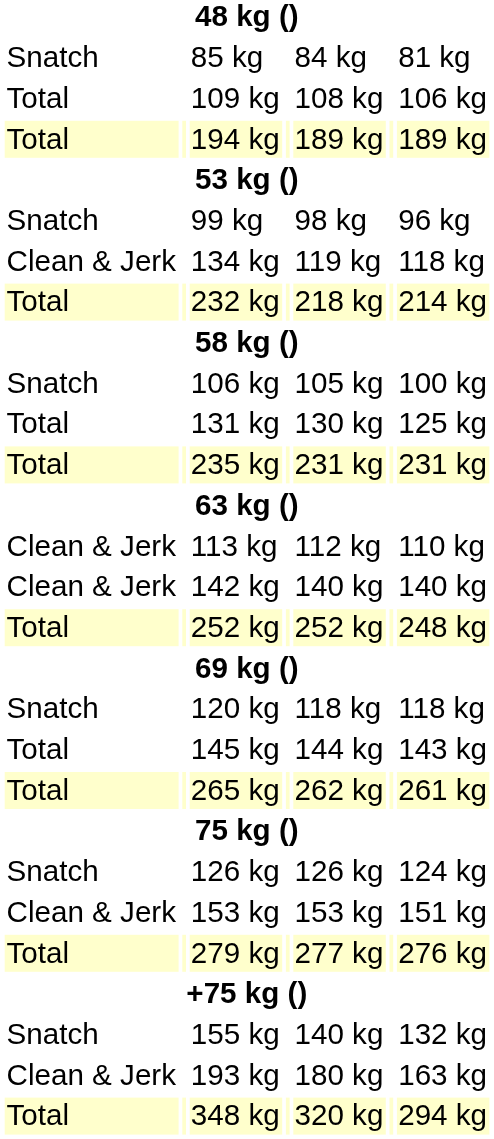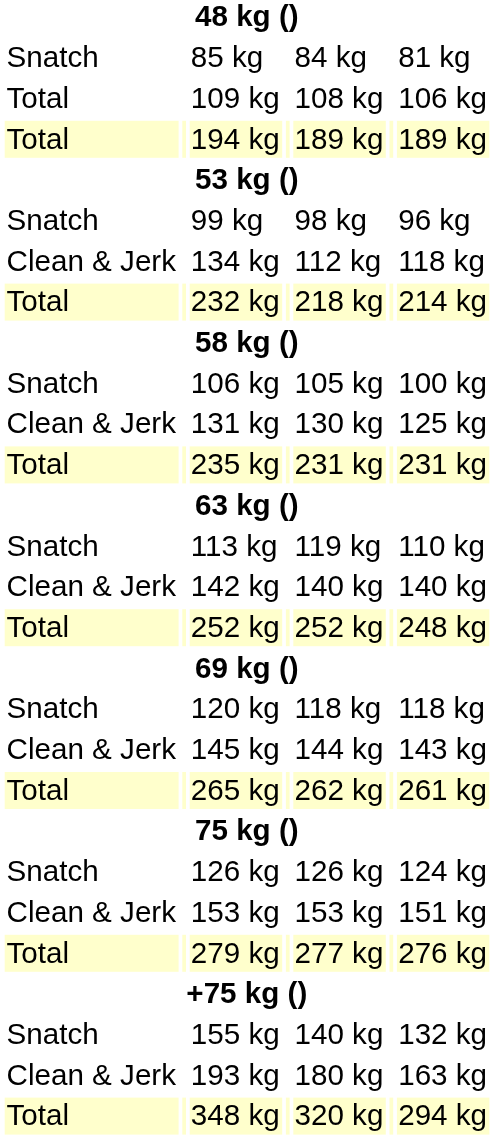(338, 260) 119 kg -> (338, 260) 112 kg
(38, 423) Total -> (91, 423) Clean & Jerk
(91, 545) Clean & Jerk -> (53, 545) Snatch
(338, 545) 112 kg -> (338, 545) 119 kg
(38, 749) Total -> (91, 749) Clean & Jerk
